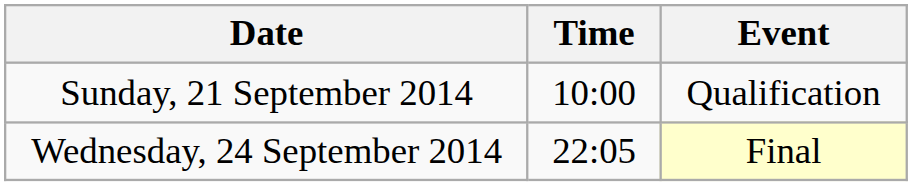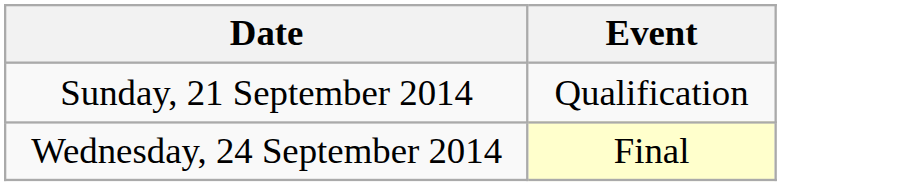- column: (594, 33)
